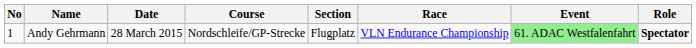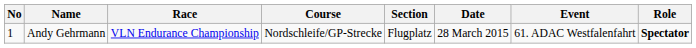columns swapped: (147, 13) <-> (435, 13)
(575, 33) lightgreen background -> (575, 33) no background
